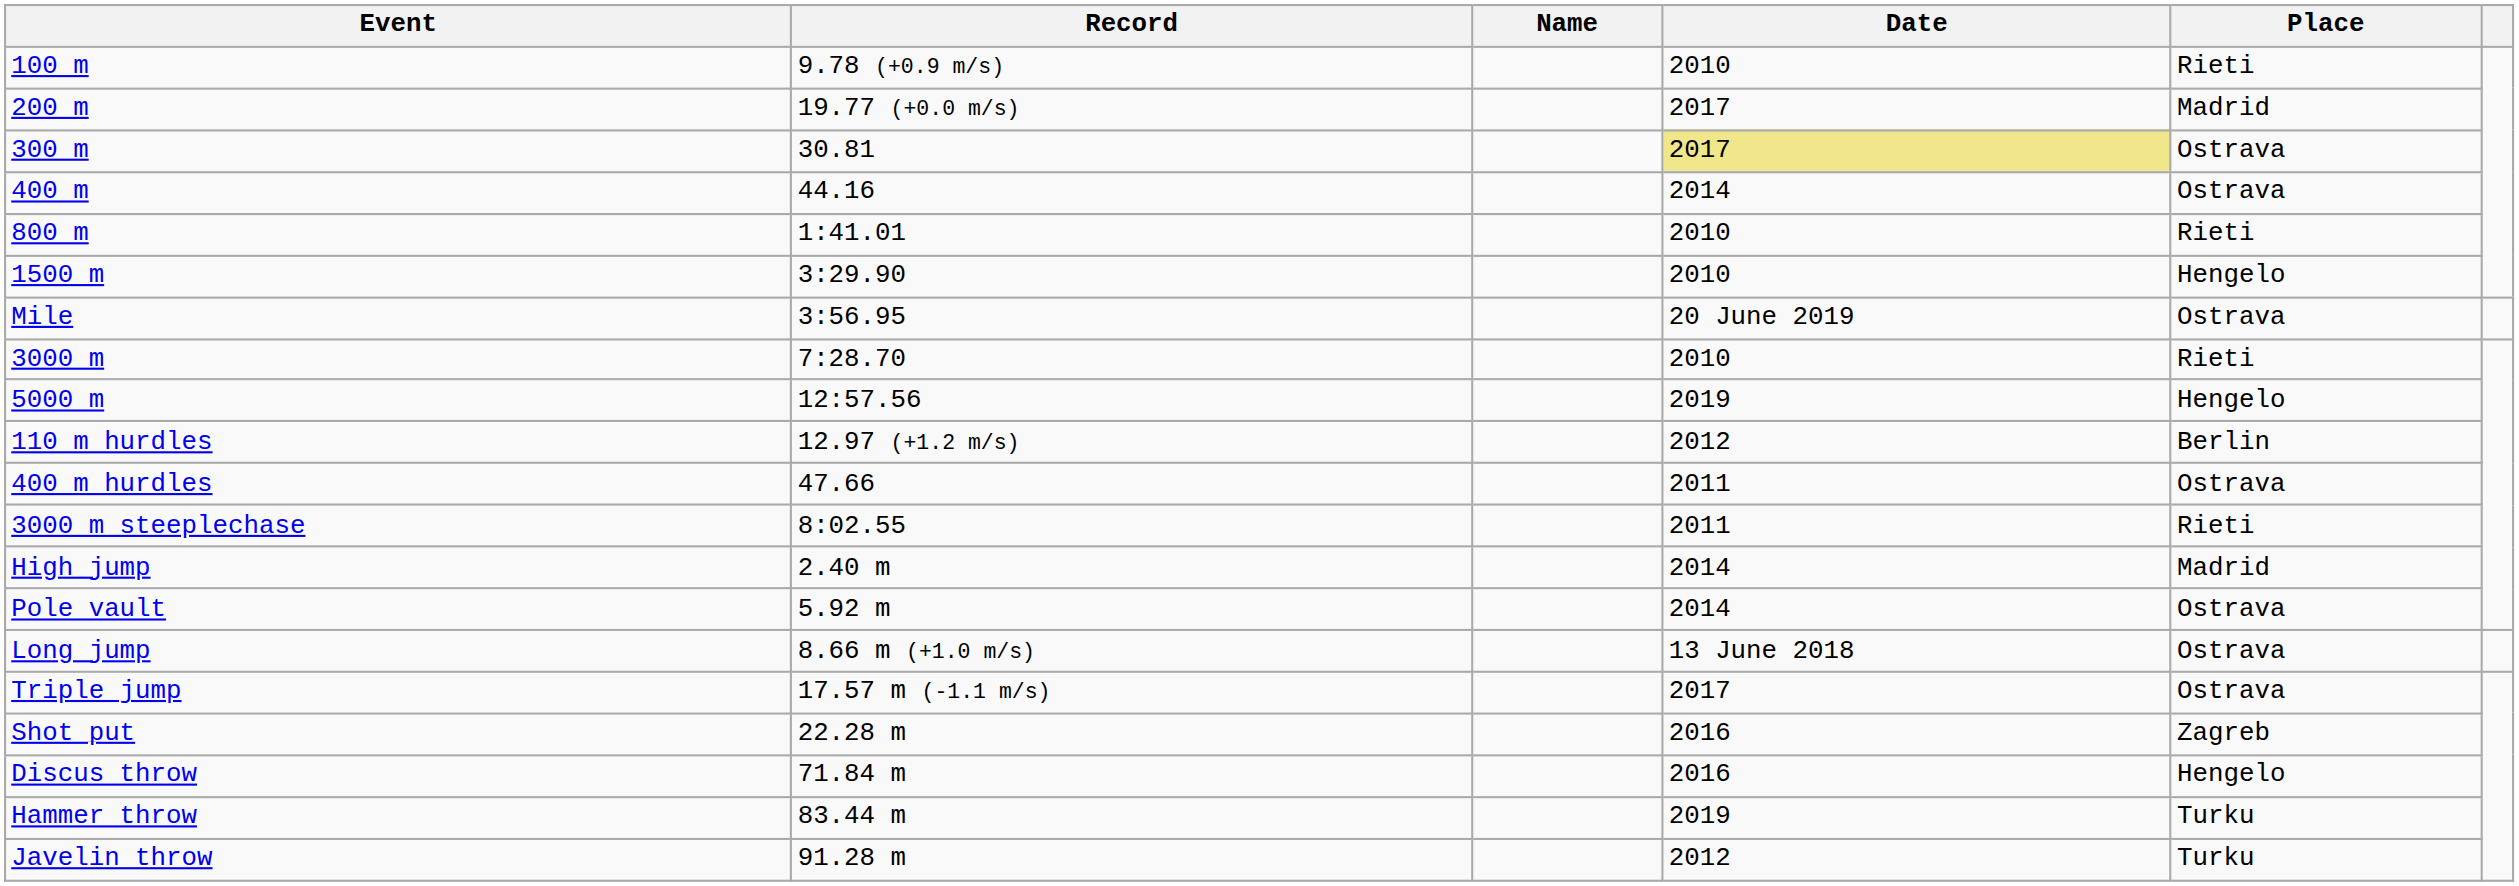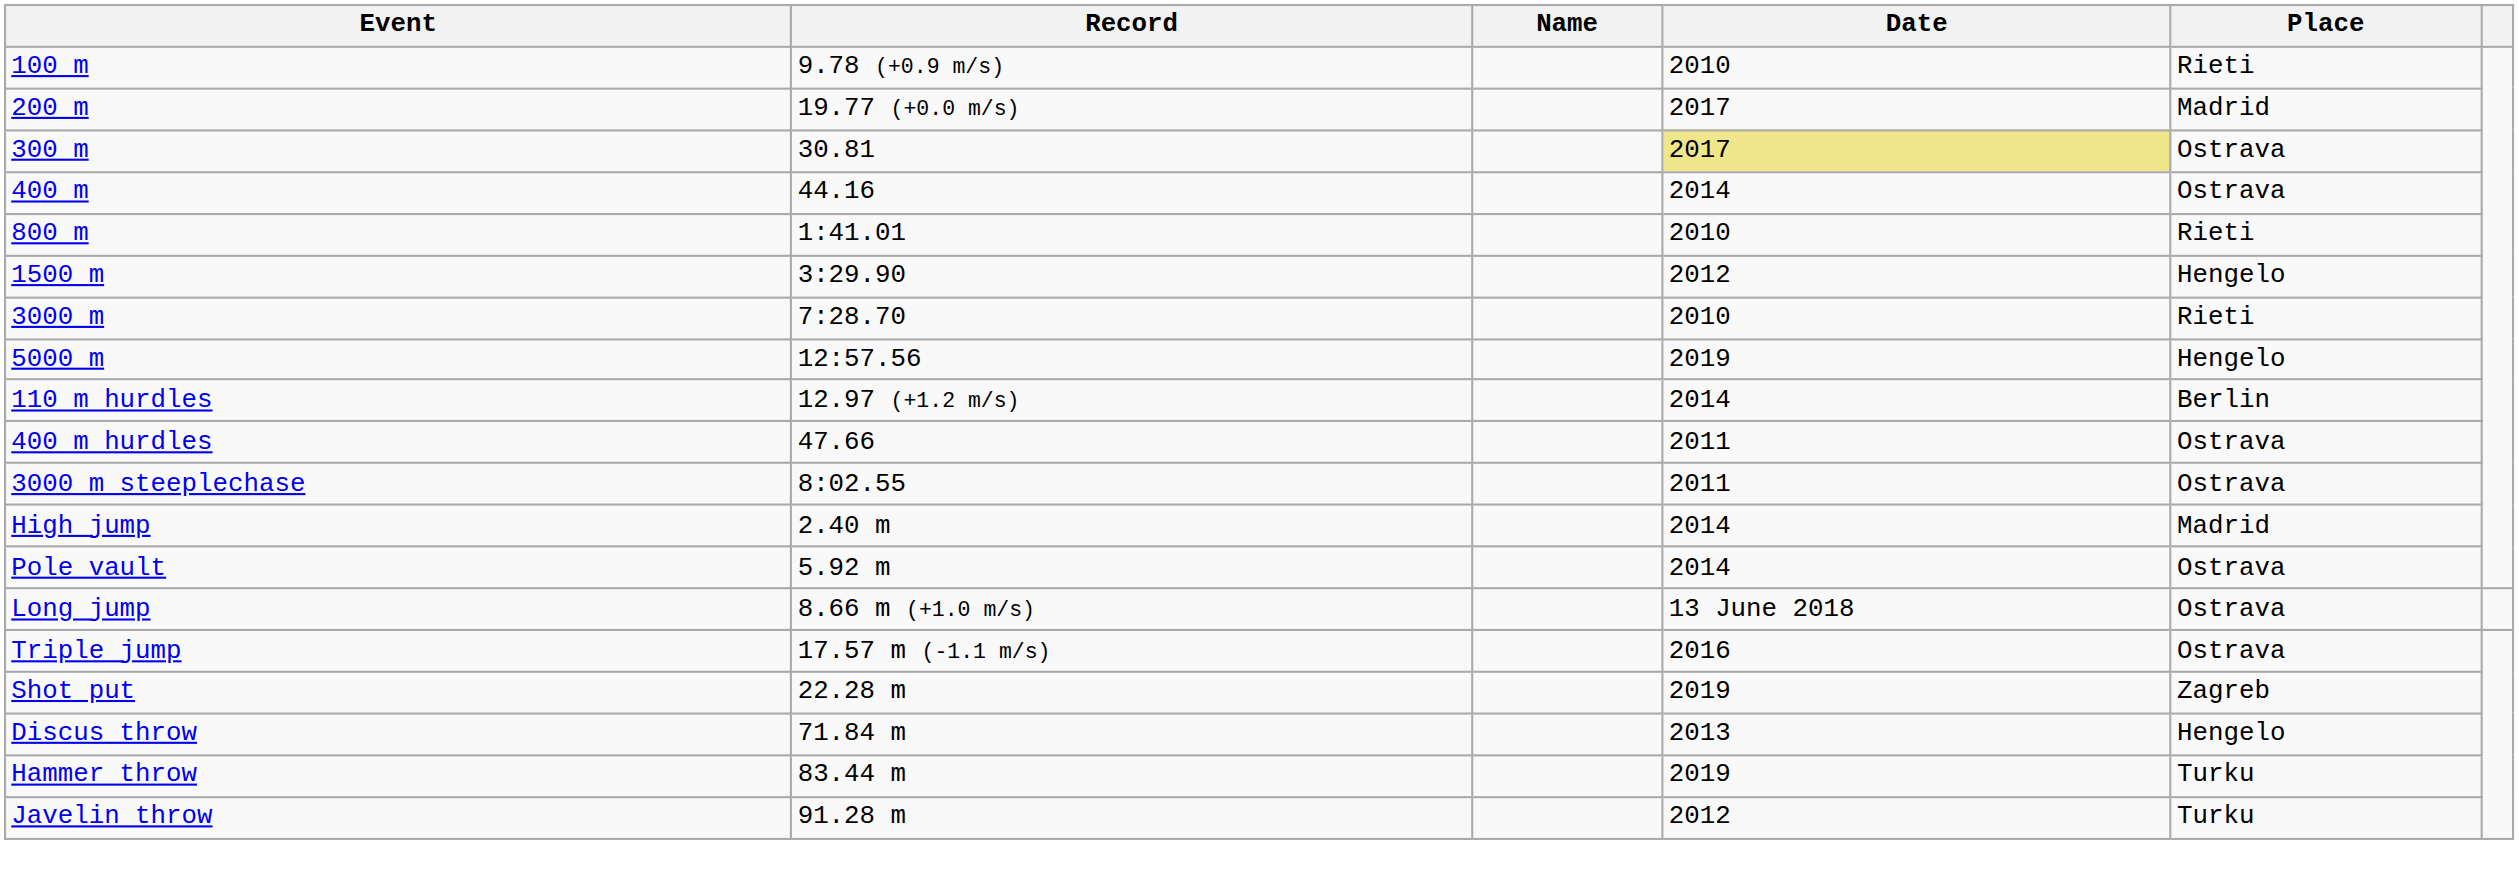(1700, 276) 2010 -> (1700, 276) 2012
- row: (42, 318)
(1700, 443) 2012 -> (1700, 401) 2014
(2216, 526) Rieti -> (2231, 485) Ostrava
(1700, 693) 2017 -> (1700, 651) 2016
(1700, 735) 2016 -> (1700, 693) 2019
(1700, 776) 2016 -> (1700, 735) 2013
